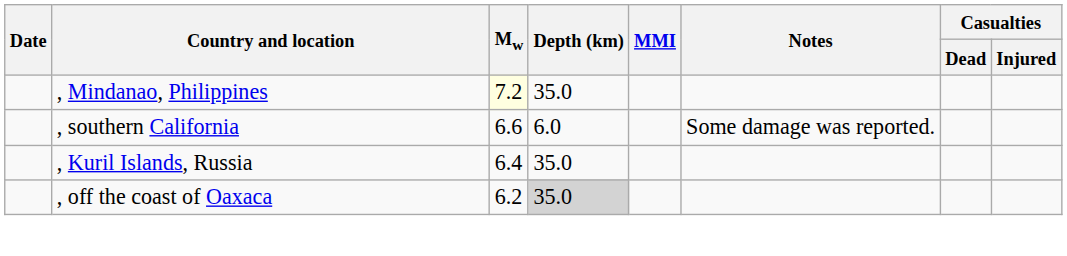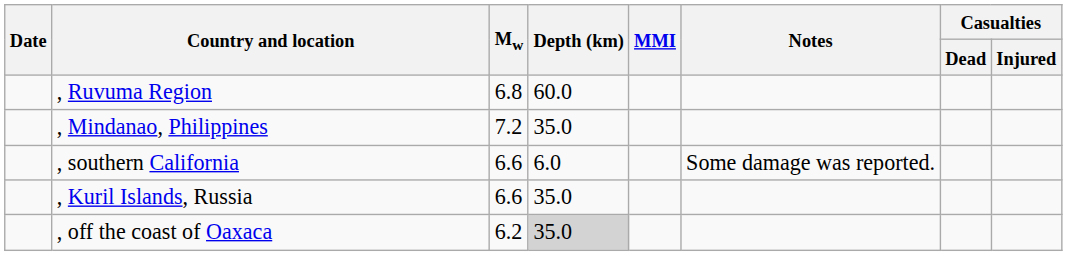+ row: (134, 92)
(509, 92) lightyellow background -> (509, 127) no background
(509, 162) 6.4 -> (509, 197) 6.6
